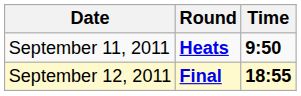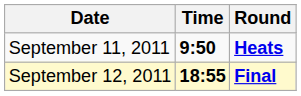columns swapped: (268, 18) <-> (208, 18)
